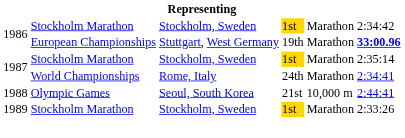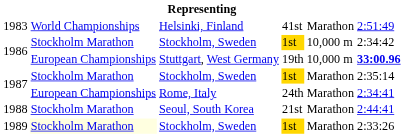+ row: (15, 25)
(330, 25) Marathon -> (330, 42) 10,000 m
(330, 42) Marathon -> (330, 59) 10,000 m
(85, 76) World Championships -> (93, 92) European Championships
(70, 92) Olympic Games -> (82, 109) Stockholm Marathon
(330, 92) 10,000 m -> (330, 109) Marathon
(82, 109) no background -> (82, 126) lightyellow background
